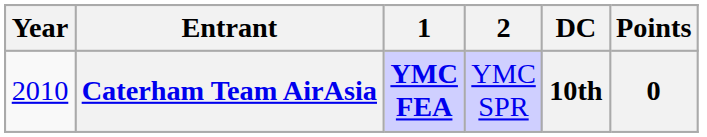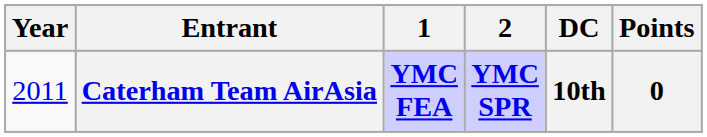(40, 90) 2010 -> (40, 90) 2011
(504, 90) normal -> (505, 90) bold
